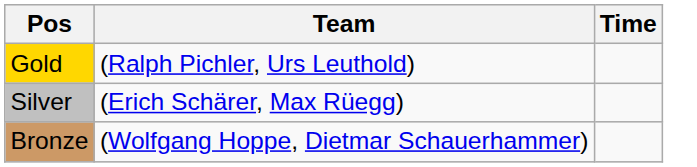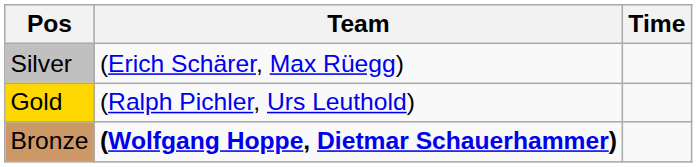rows swapped: (36, 63) <-> (41, 102)
(344, 141) normal -> (358, 141) bold
